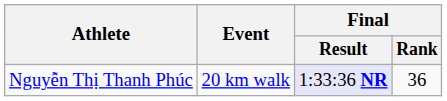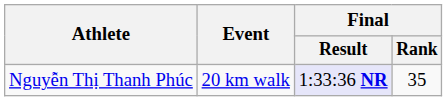(417, 80) 36 -> (417, 80) 35
